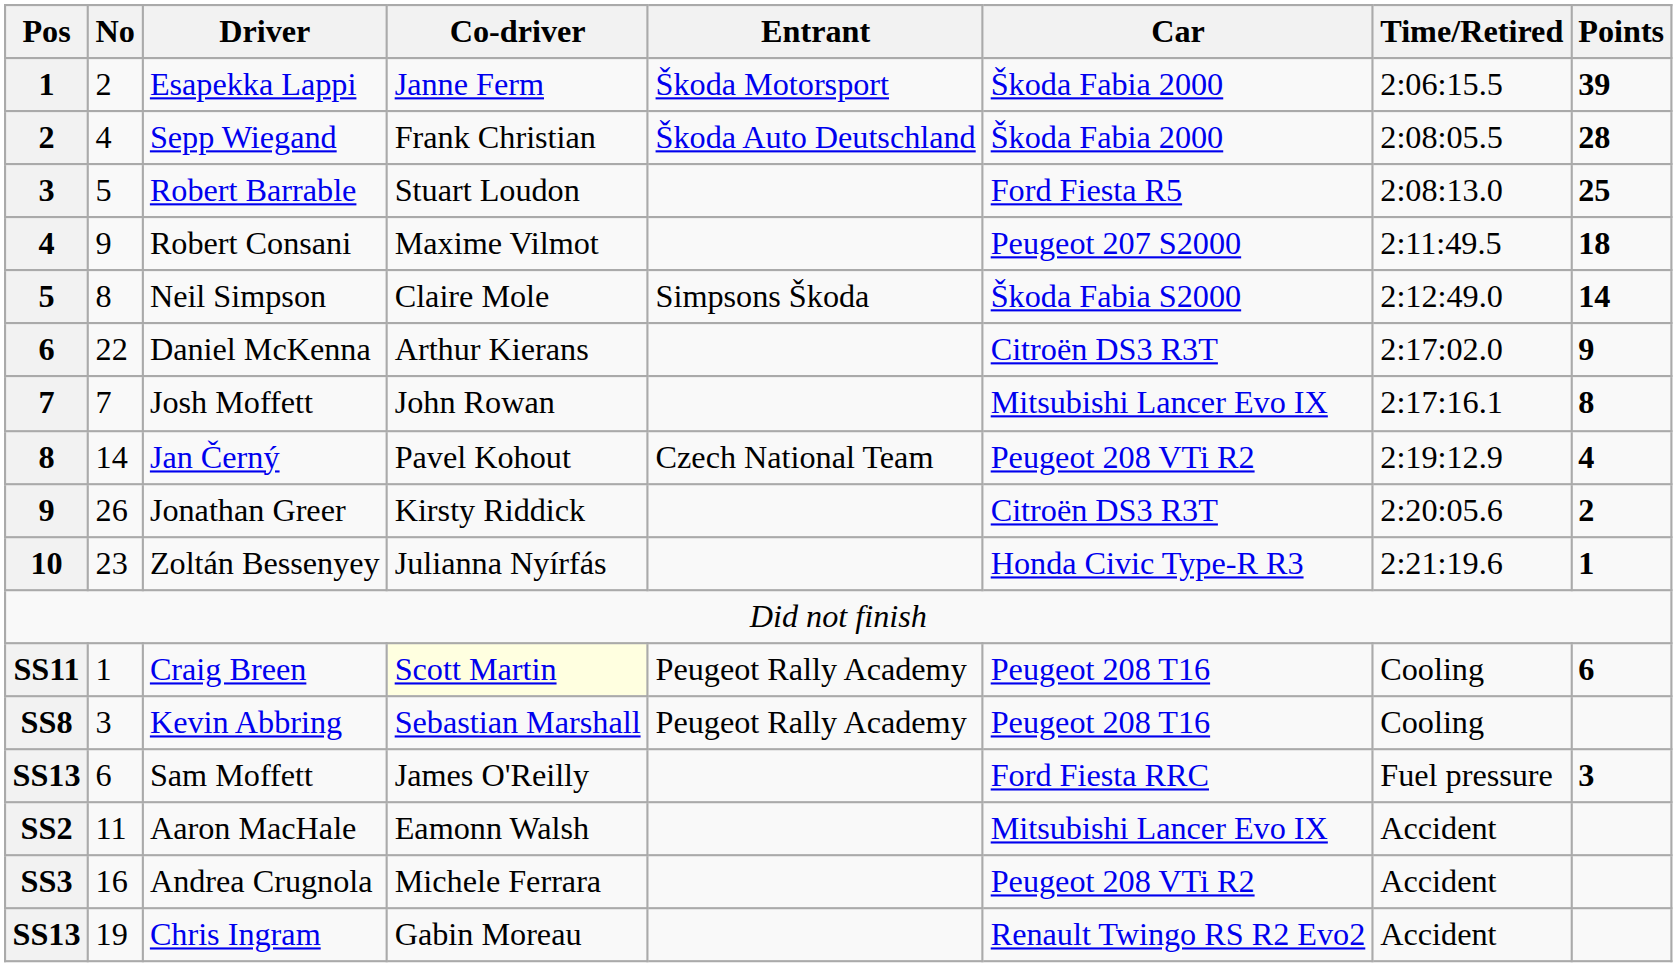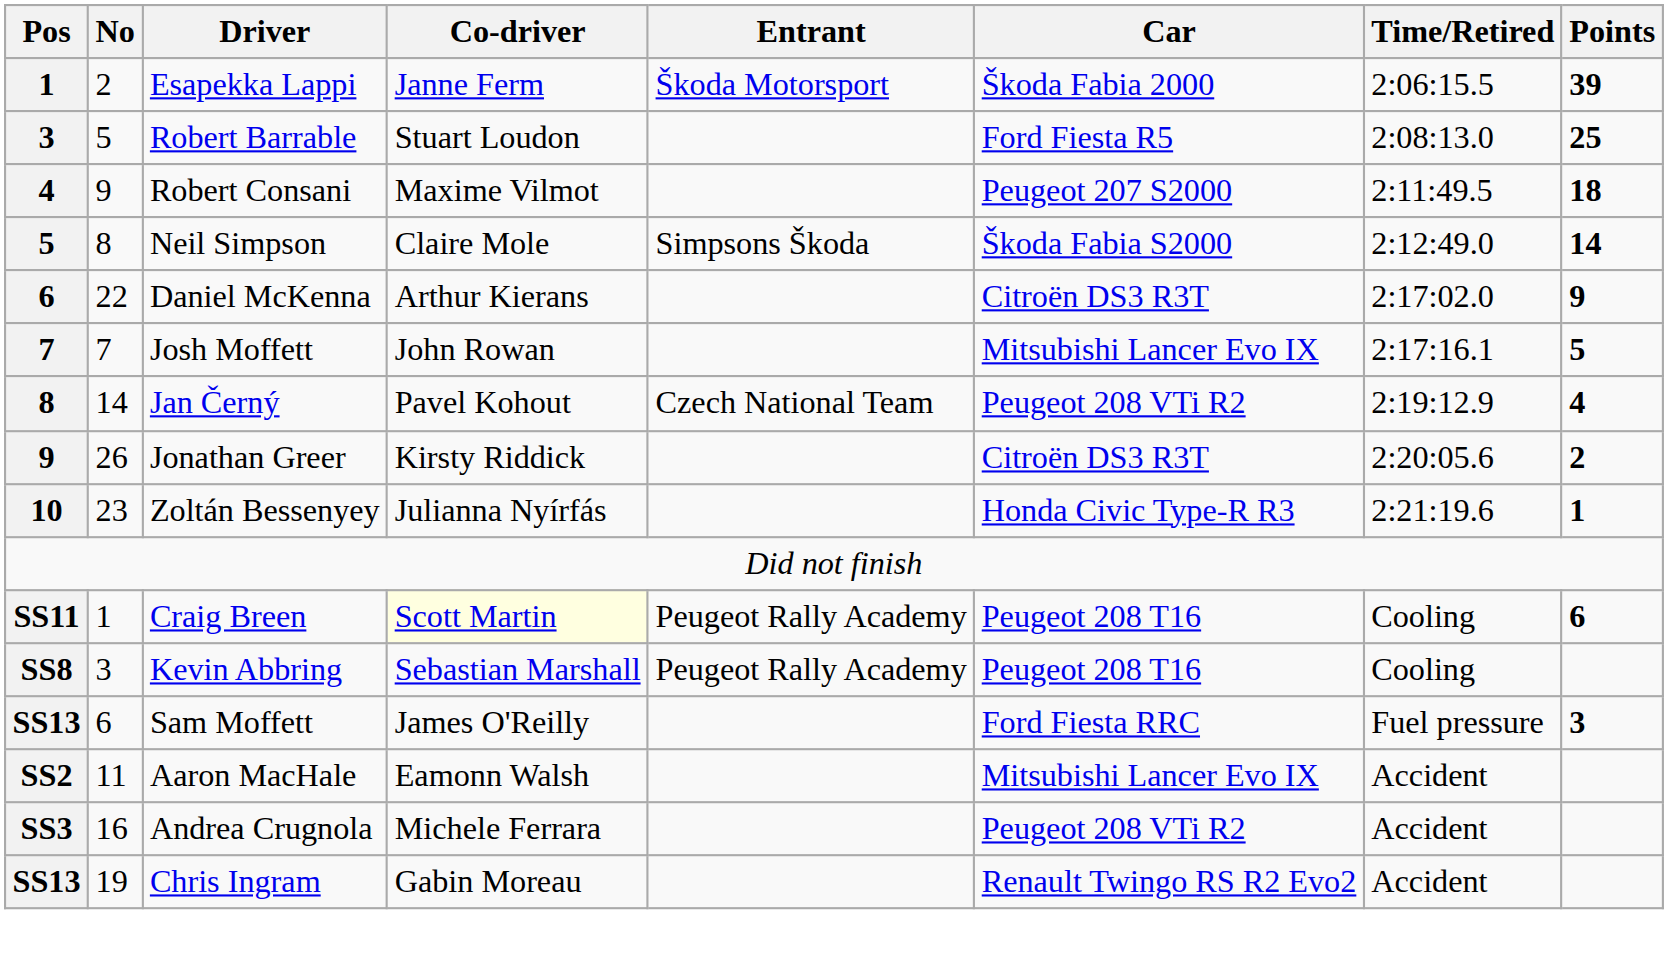- row: (243, 137)
(1586, 403) 8 -> (1577, 350) 5
